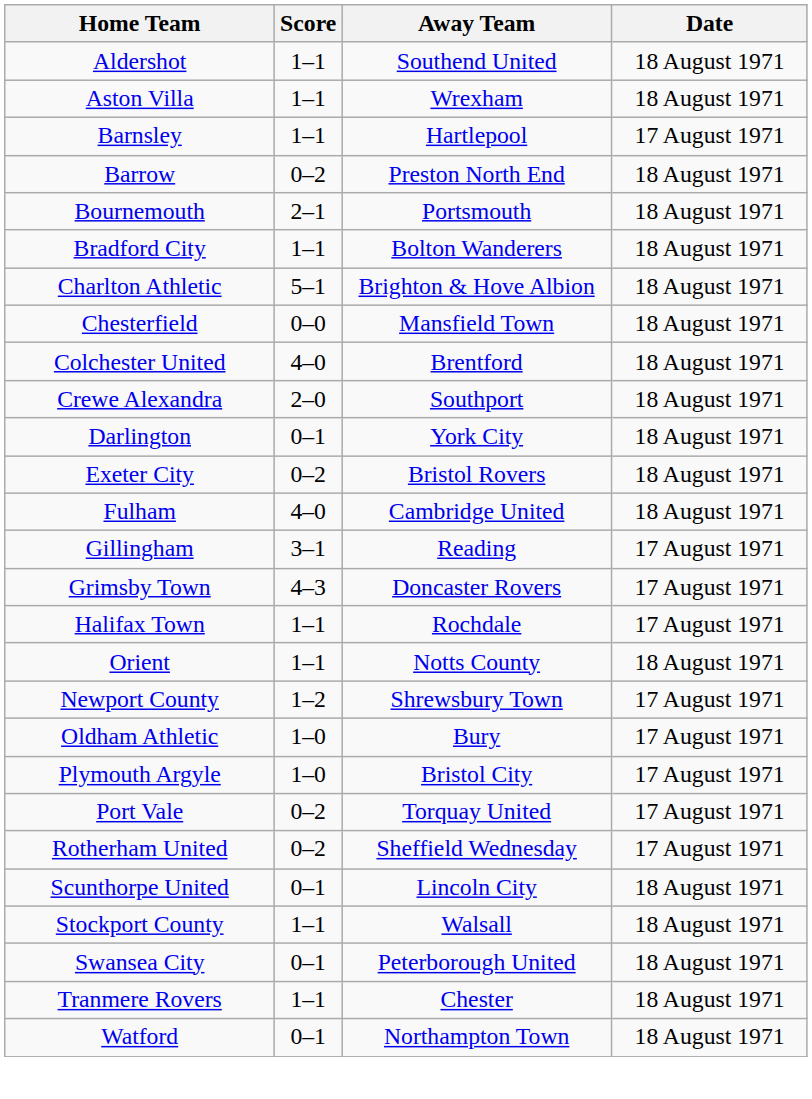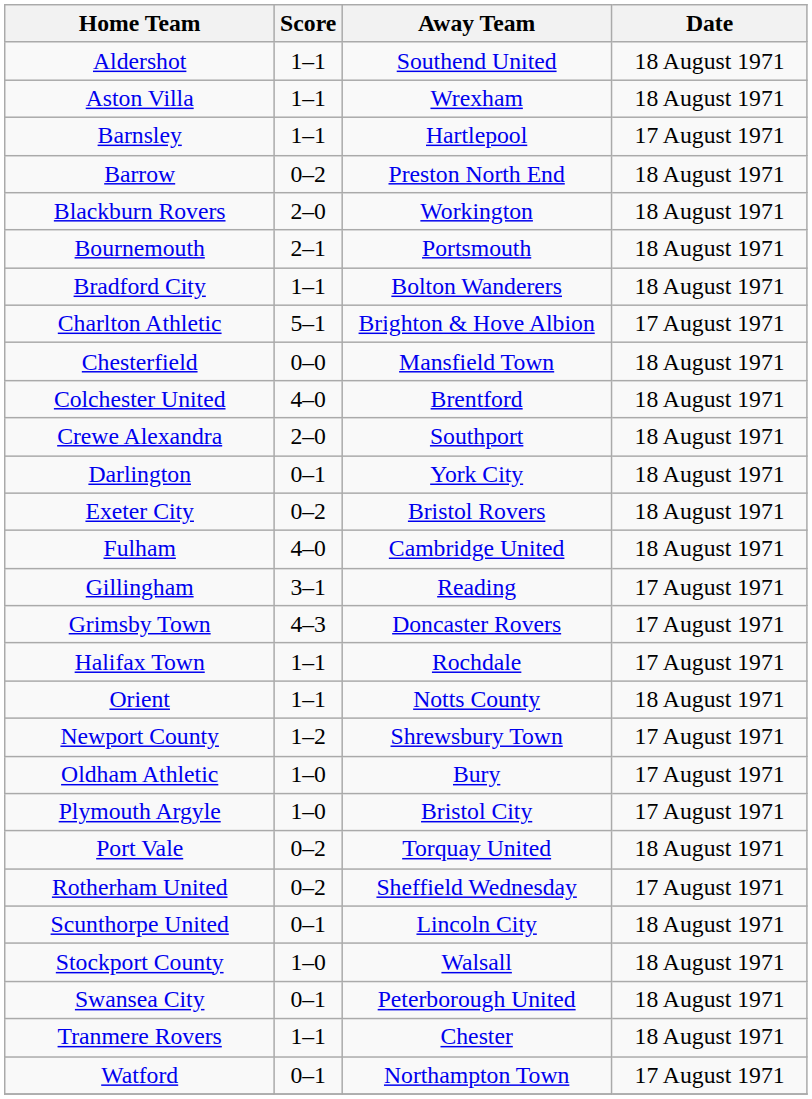+ row: (140, 211)
(710, 286) 18 August 1971 -> (710, 323) 17 August 1971
(710, 811) 17 August 1971 -> (710, 849) 18 August 1971
(308, 924) 1–1 -> (308, 962) 1–0
(710, 1037) 18 August 1971 -> (710, 1074) 17 August 1971
